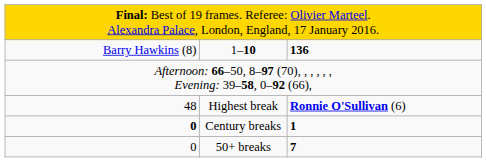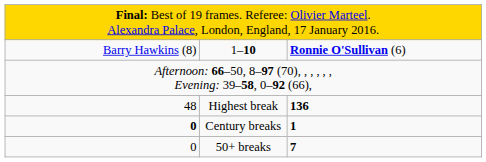(299, 50) 136 -> (348, 50) Ronnie O'Sullivan (6)
(348, 106) Ronnie O'Sullivan (6) -> (299, 106) 136
